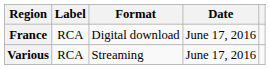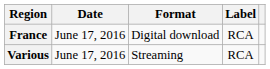columns swapped: (221, 14) <-> (70, 14)
